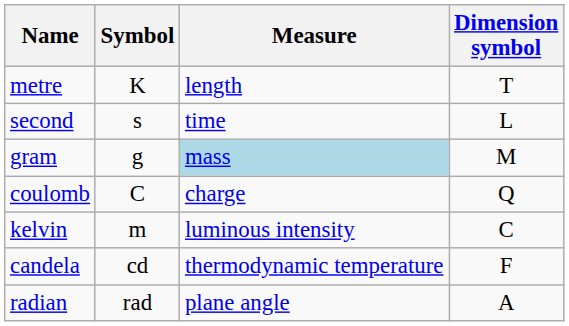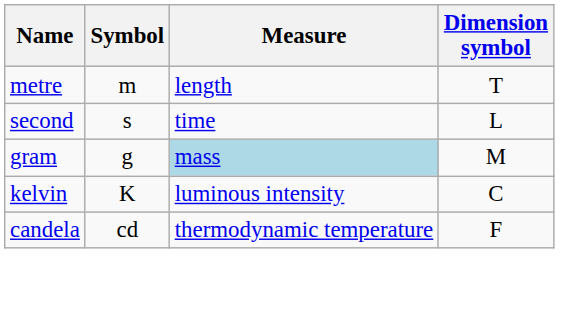(137, 84) K -> (127, 84) m
- row: (50, 193)
(137, 229) m -> (127, 193) K
- row: (39, 302)
